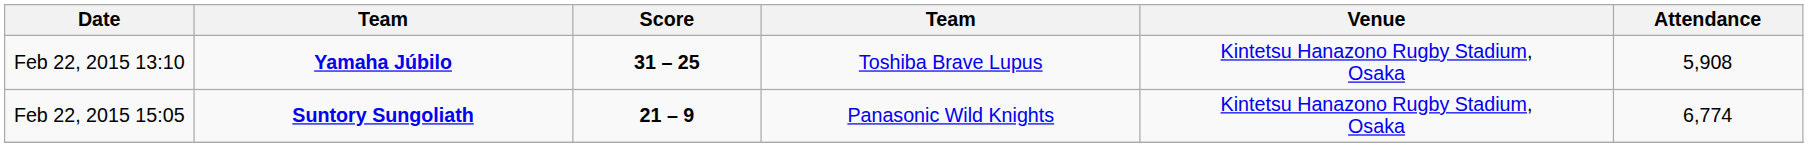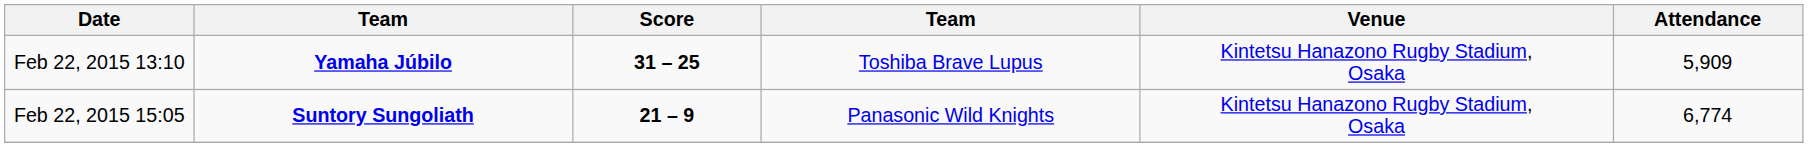(1708, 62) 5,908 -> (1708, 62) 5,909
